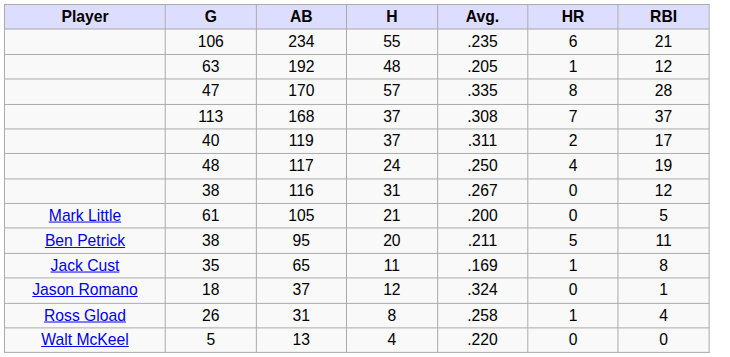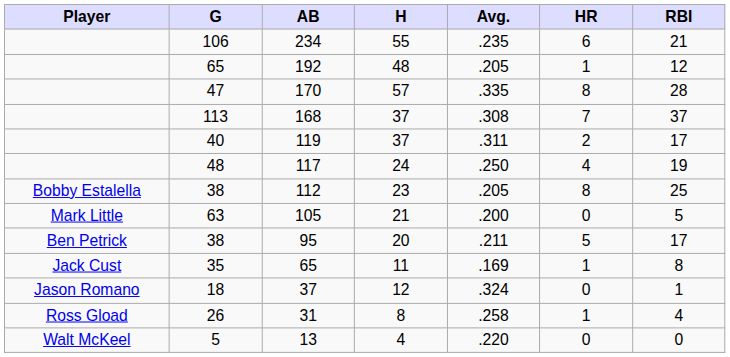(211, 66) 63 -> (216, 66) 65
- row: (301, 191)
+ row: (308, 191)
(211, 215) 61 -> (216, 215) 63
(664, 240) 11 -> (679, 240) 17
